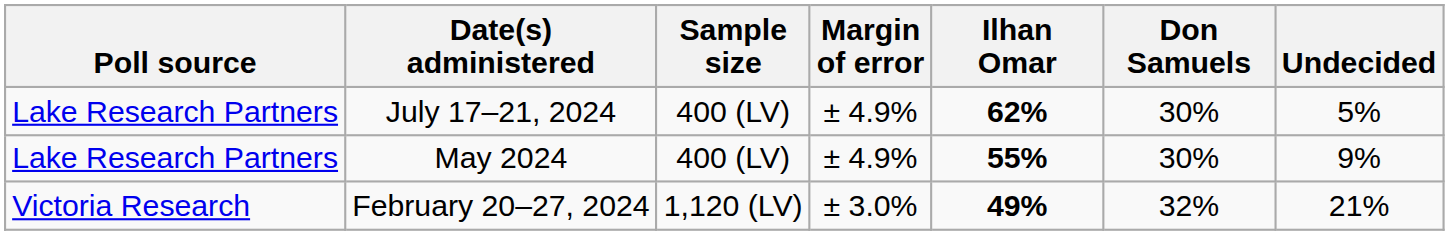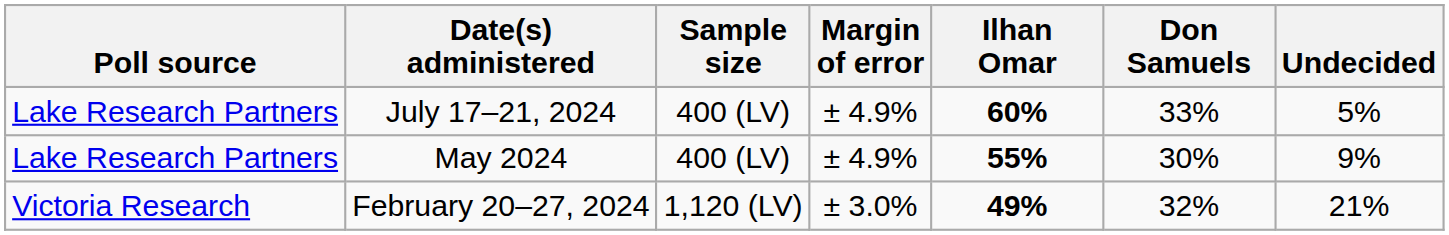(1017, 111) 62% -> (1017, 111) 60%
(1189, 111) 30% -> (1189, 111) 33%
